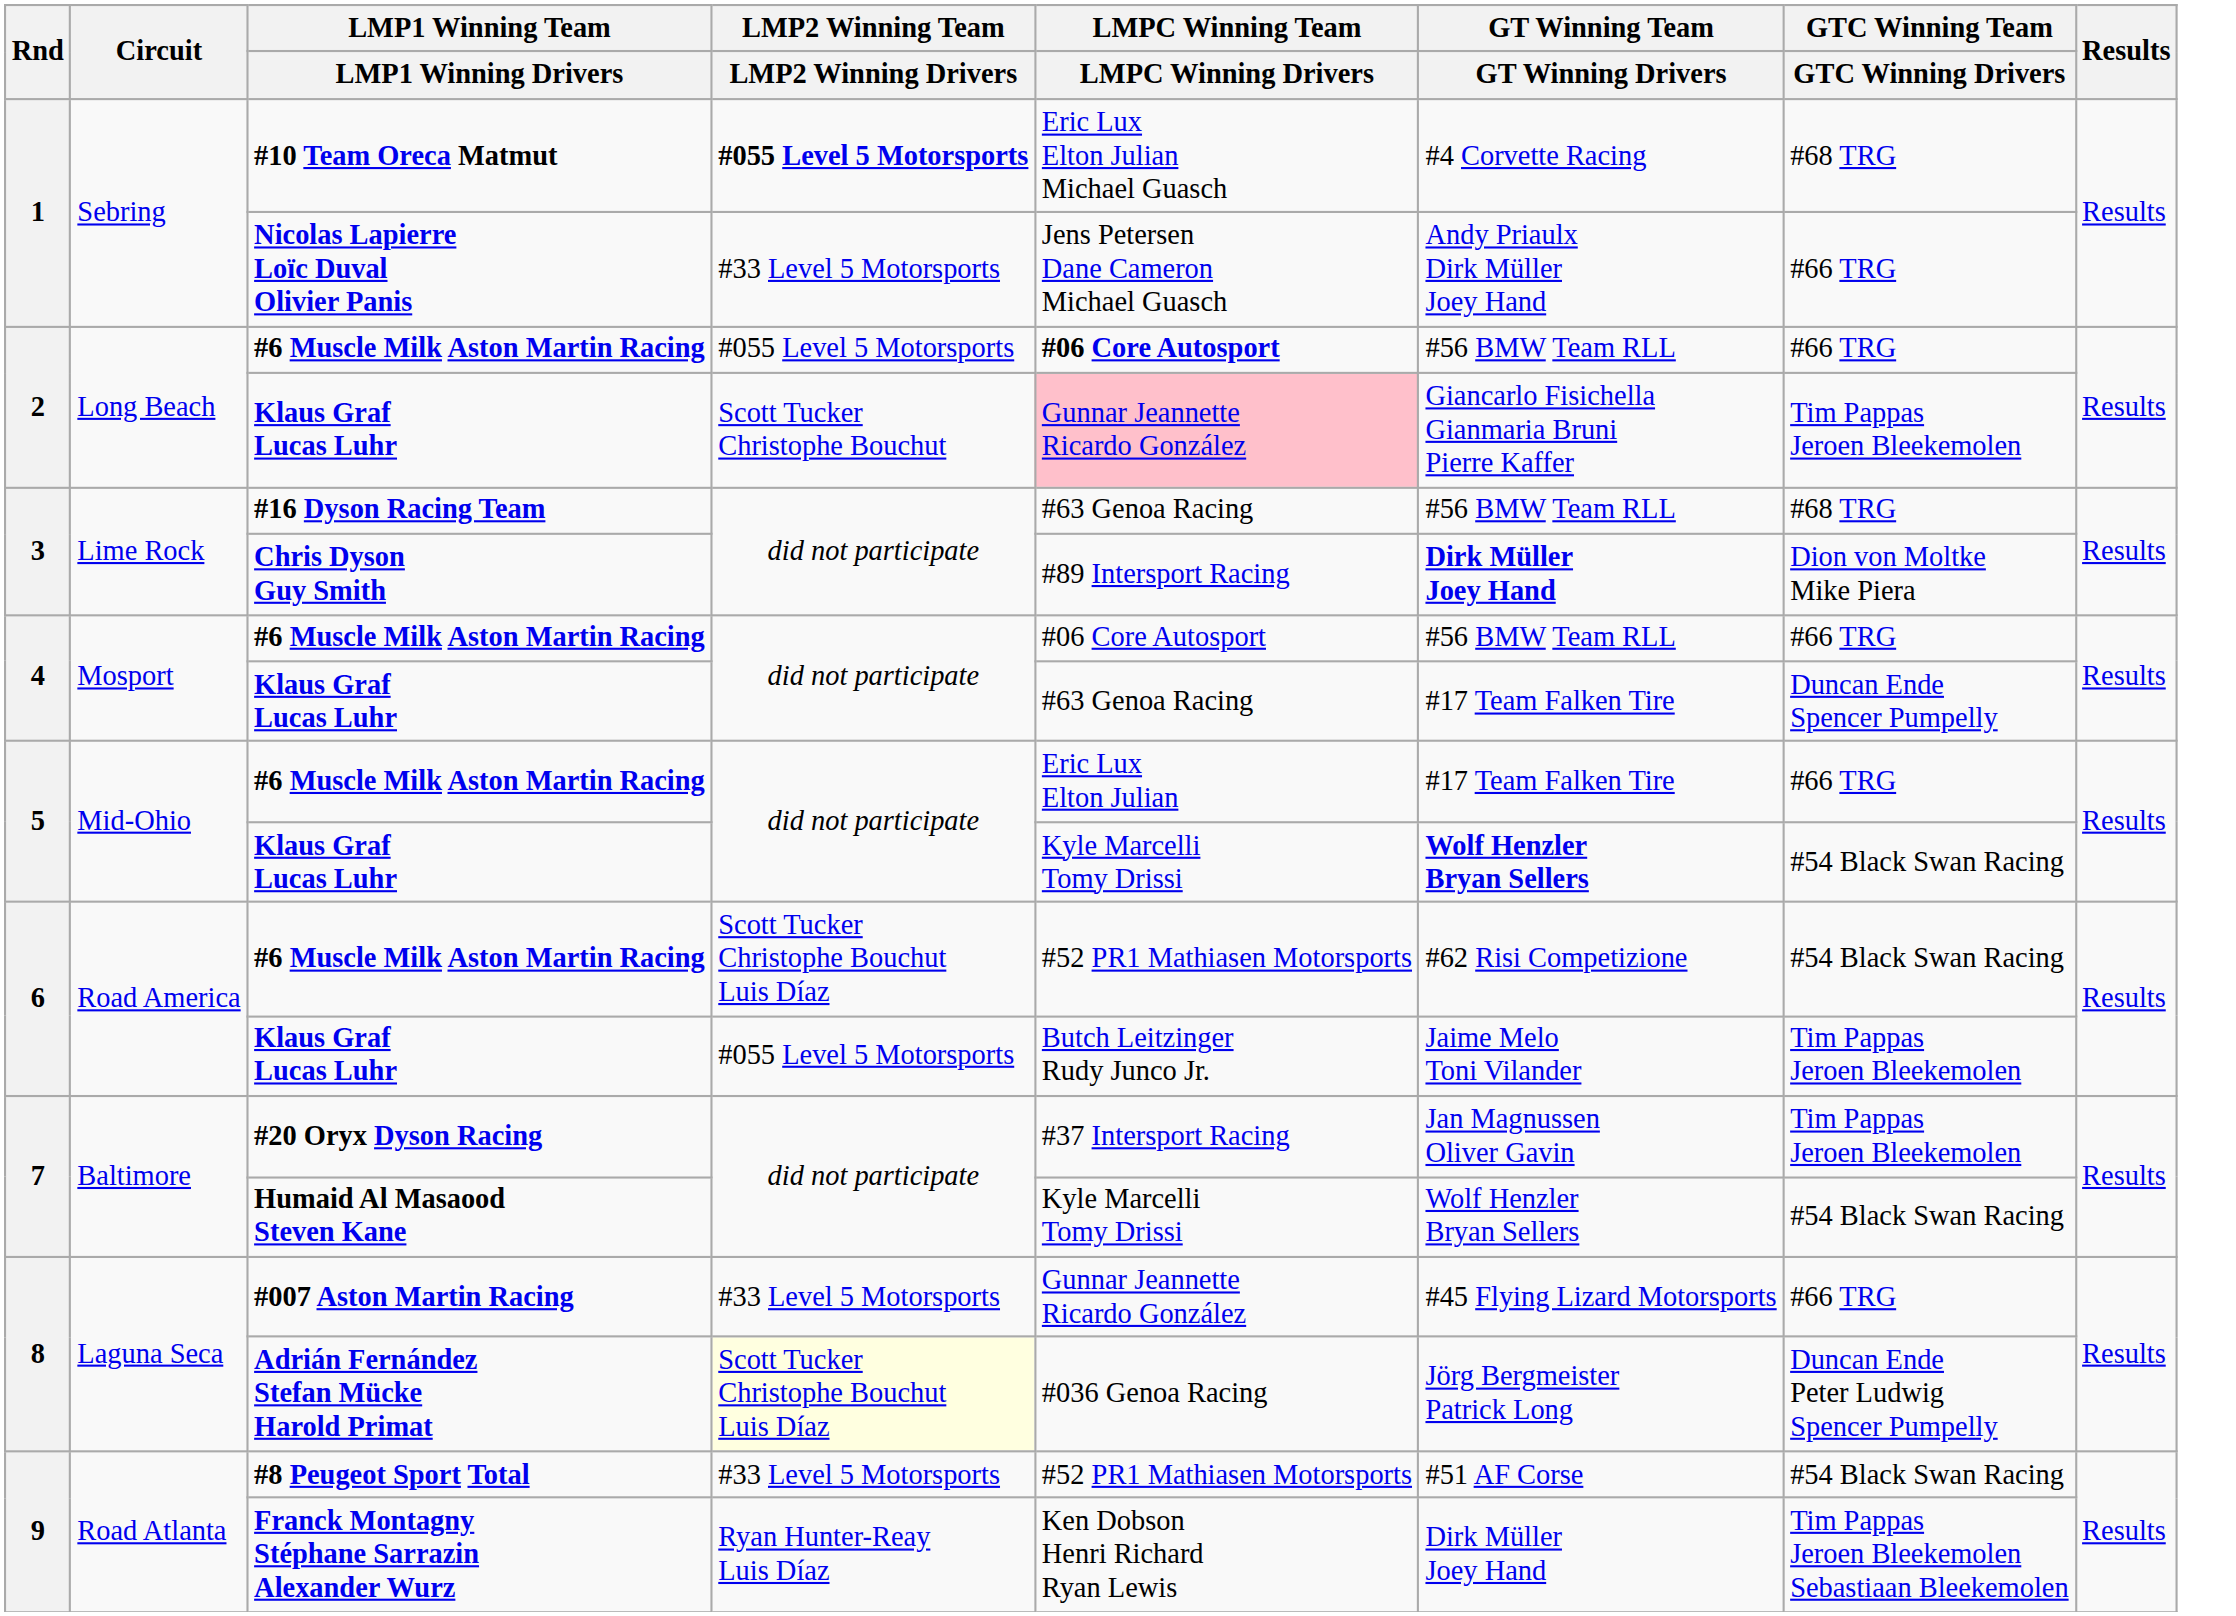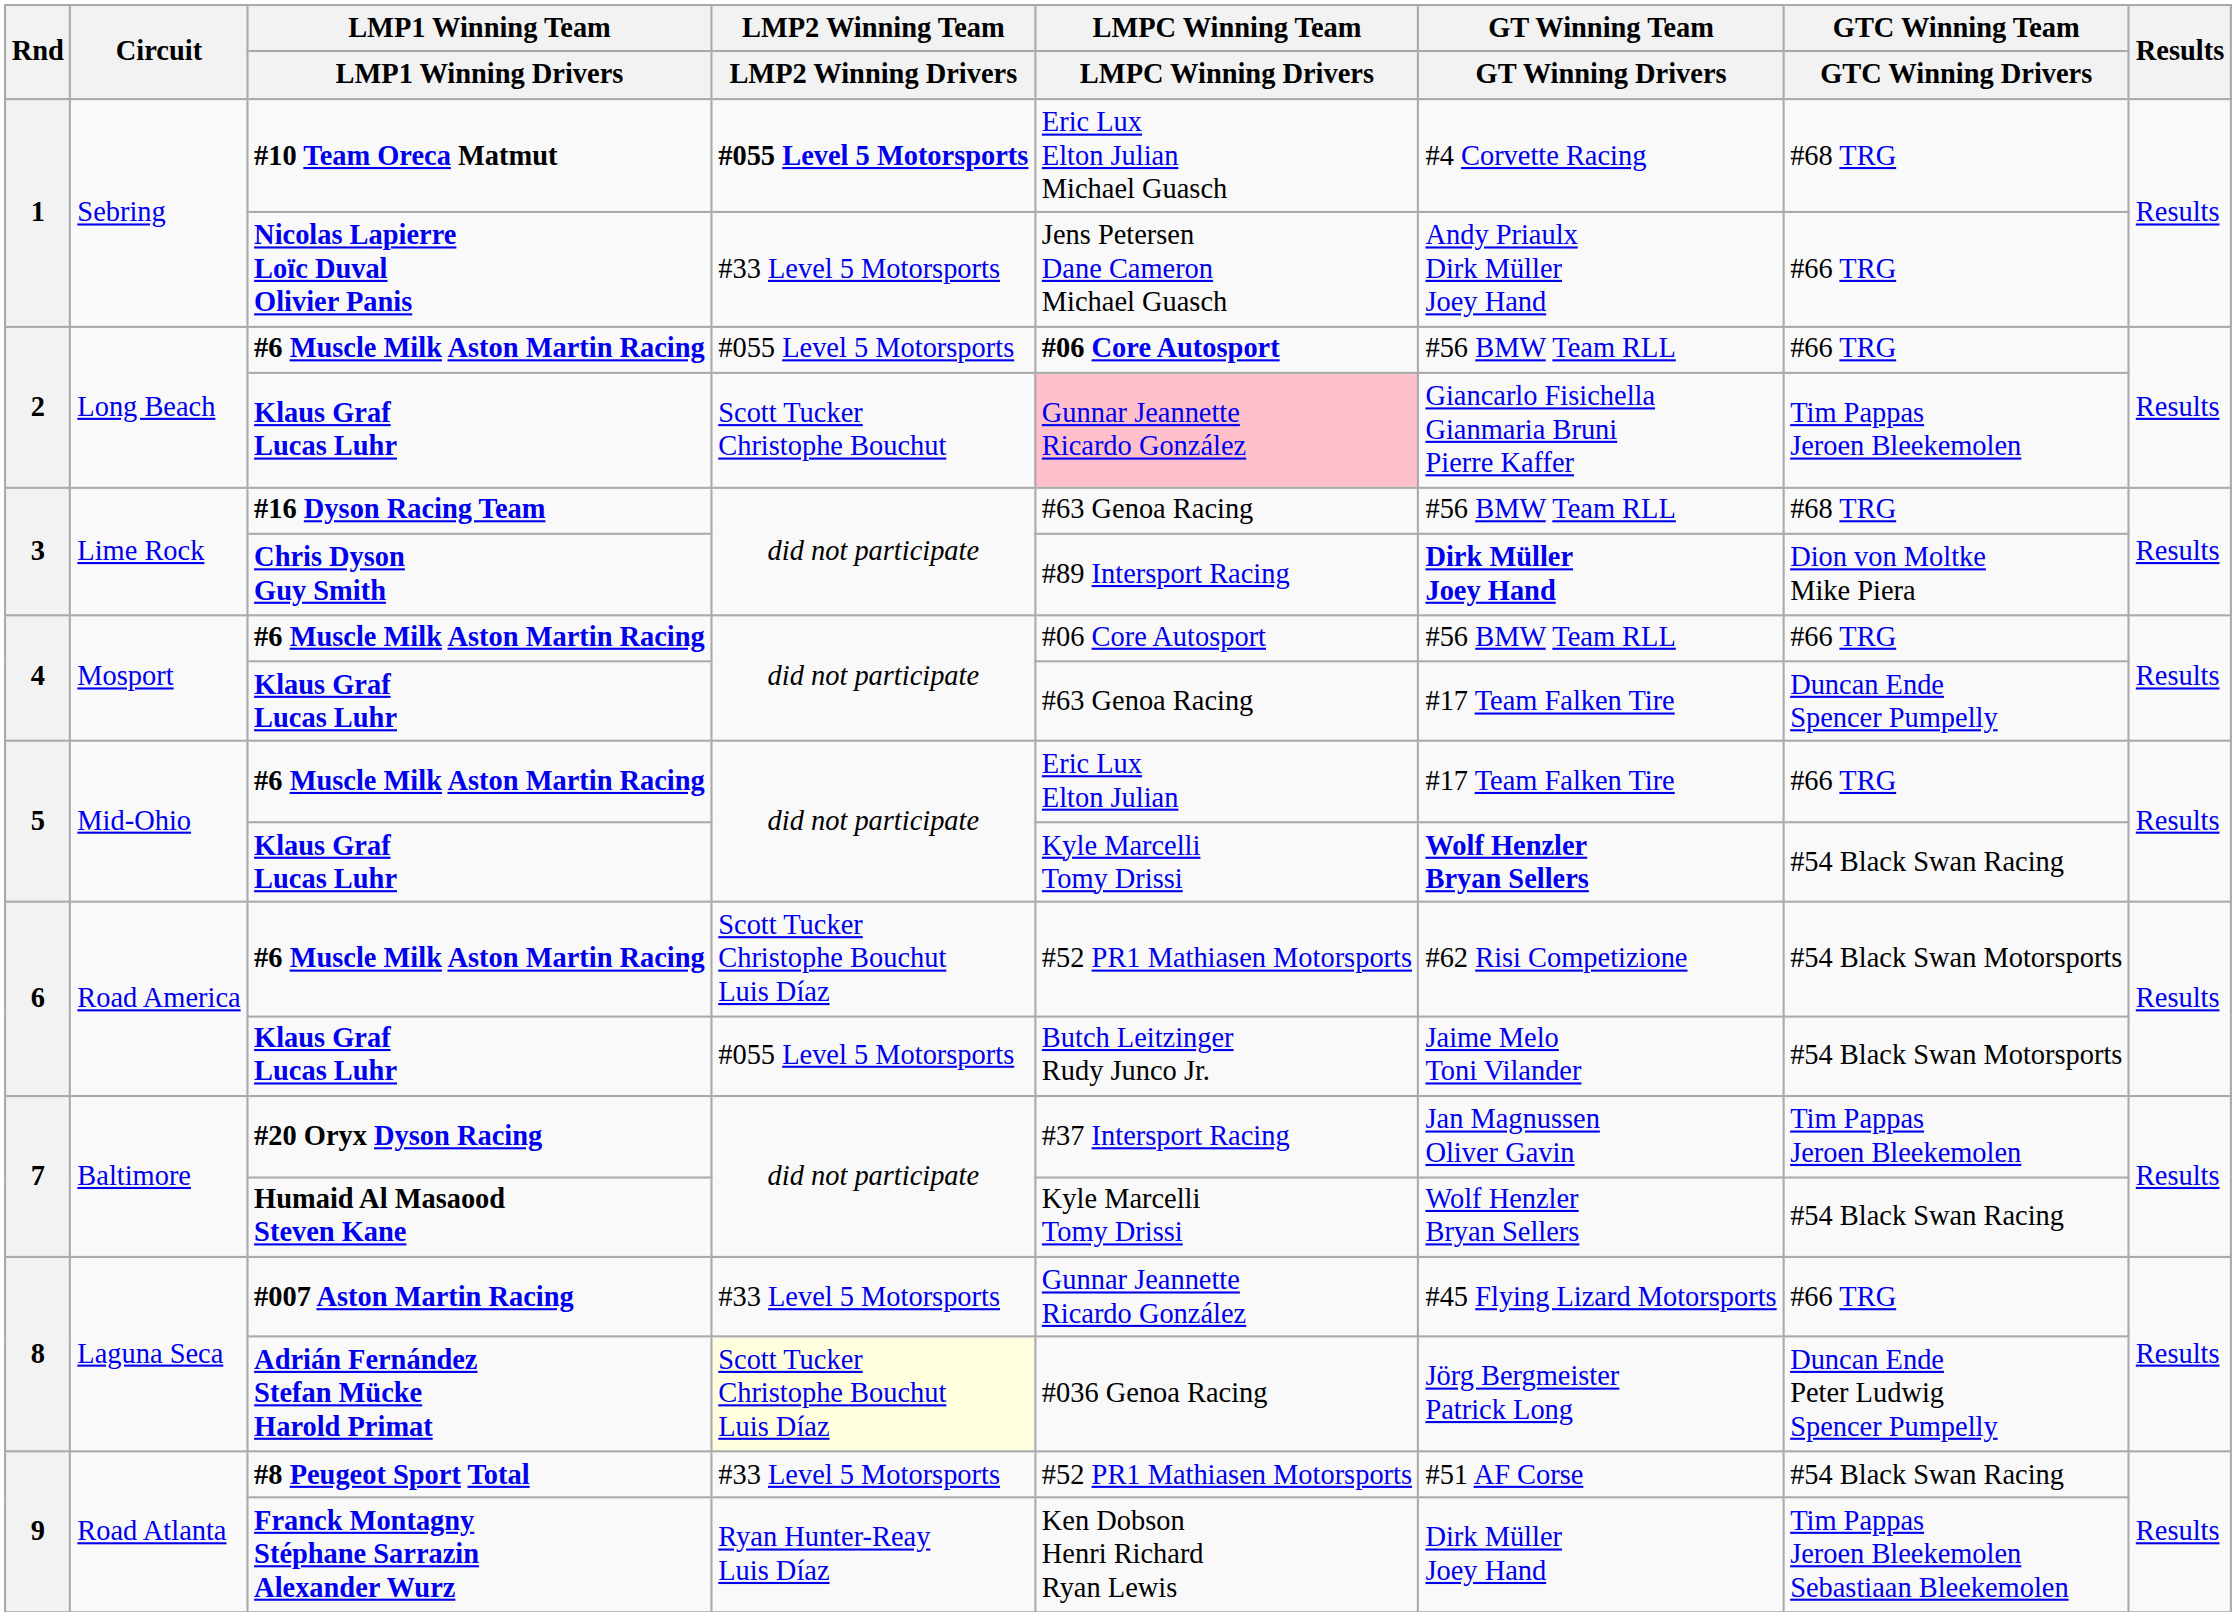(1927, 958) #54 Black Swan Racing -> (1956, 958) #54 Black Swan Motorsports
(1906, 1055) Tim Pappas Jeroen Bleekemolen -> (1956, 1055) #54 Black Swan Motorsports
